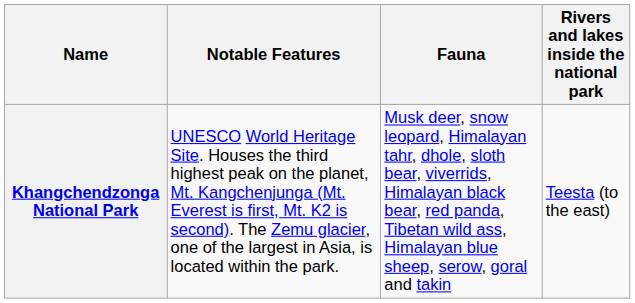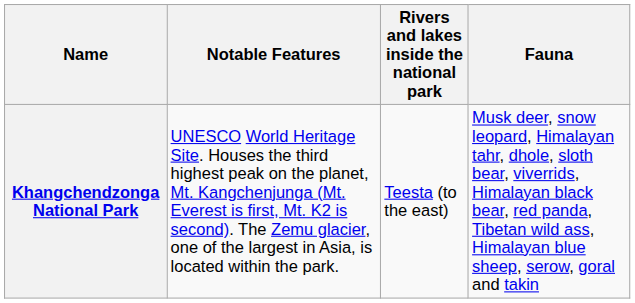columns swapped: (461, 54) <-> (586, 54)
